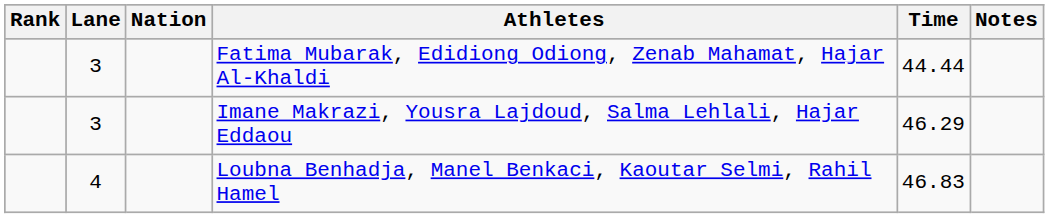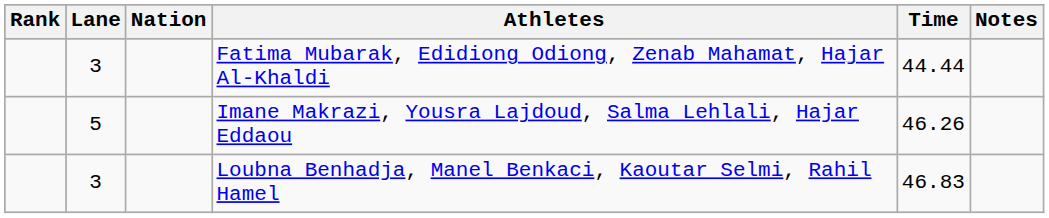(96, 126) 3 -> (96, 126) 5
(933, 126) 46.29 -> (933, 126) 46.26
(96, 183) 4 -> (96, 183) 3
